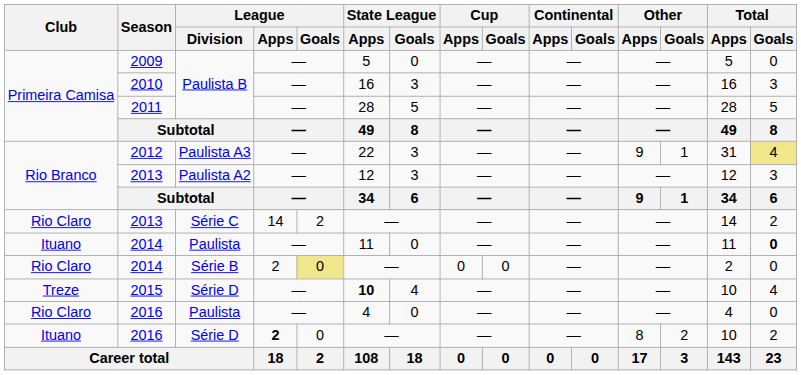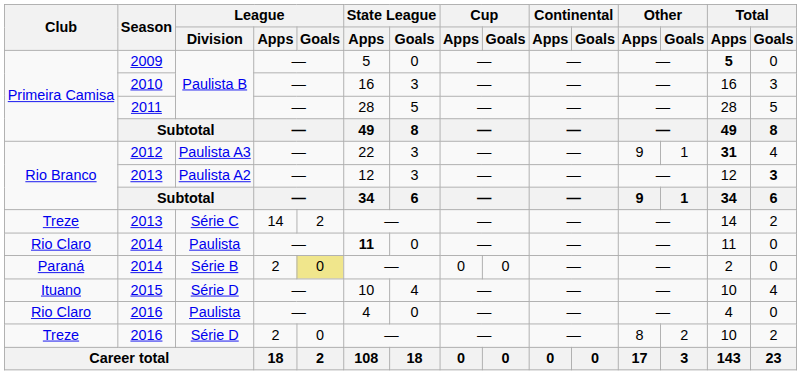(729, 61) normal -> (729, 61) bold
(729, 152) normal -> (729, 152) bold
(774, 152) khaki background -> (774, 152) no background
(774, 175) normal -> (774, 175) bold
(61, 221) Rio Claro -> (61, 221) Treze
(61, 244) Ituano -> (61, 244) Rio Claro
(366, 244) normal -> (366, 244) bold
(774, 244) bold -> (774, 244) normal
(61, 267) Rio Claro -> (61, 267) Paraná
(61, 289) Treze -> (61, 289) Ituano
(366, 289) bold -> (366, 289) normal
(61, 335) Ituano -> (61, 335) Treze
(275, 335) bold -> (275, 335) normal
